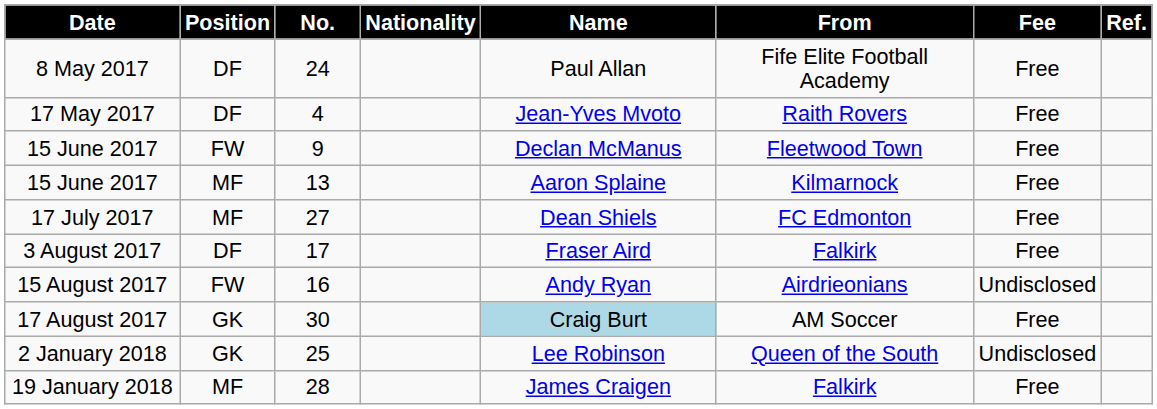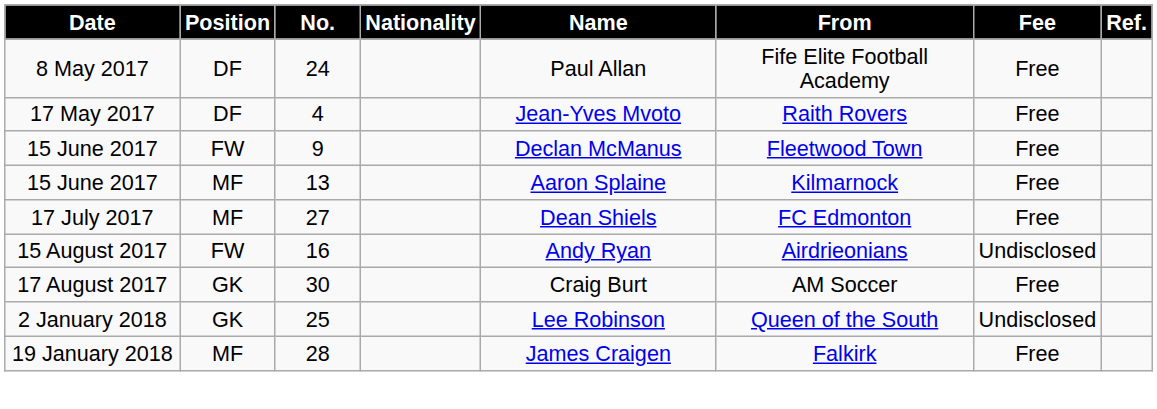- row: (92, 251)
(598, 319) lightblue background -> (598, 285) no background
